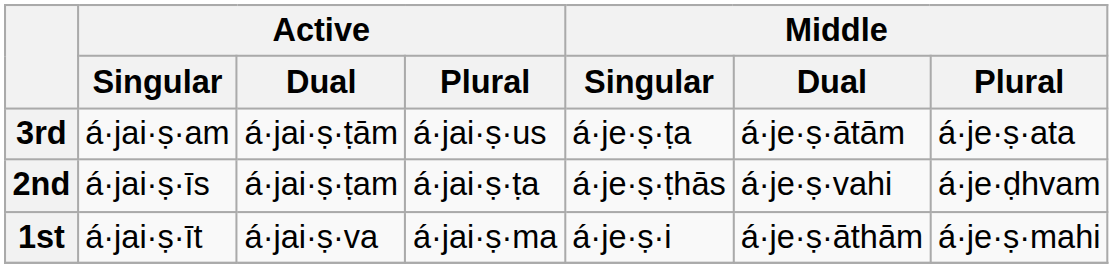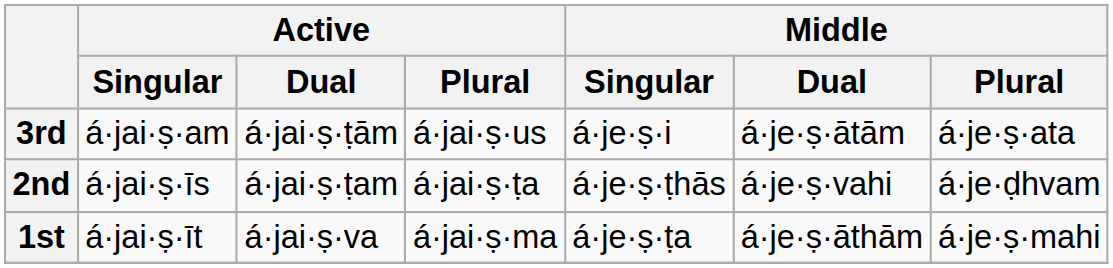(632, 133) á·je·ṣ·ṭa -> (622, 133) á·je·ṣ·i
(622, 236) á·je·ṣ·i -> (632, 236) á·je·ṣ·ṭa
